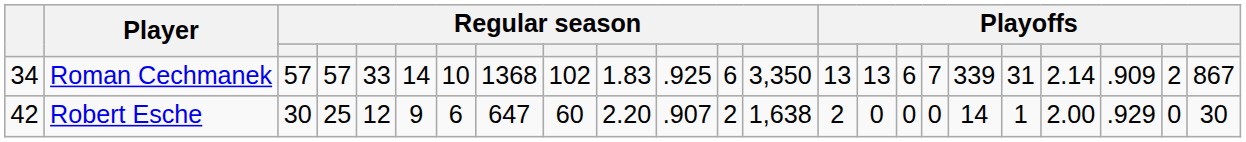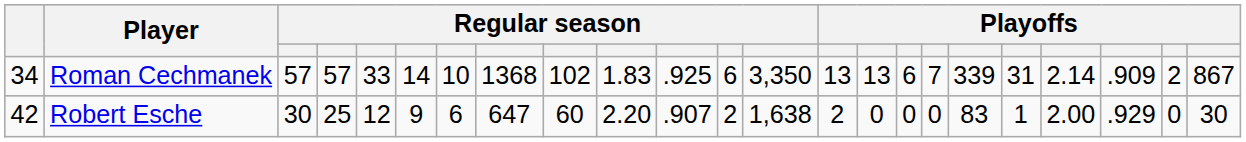(974, 115) 14 -> (974, 115) 83
